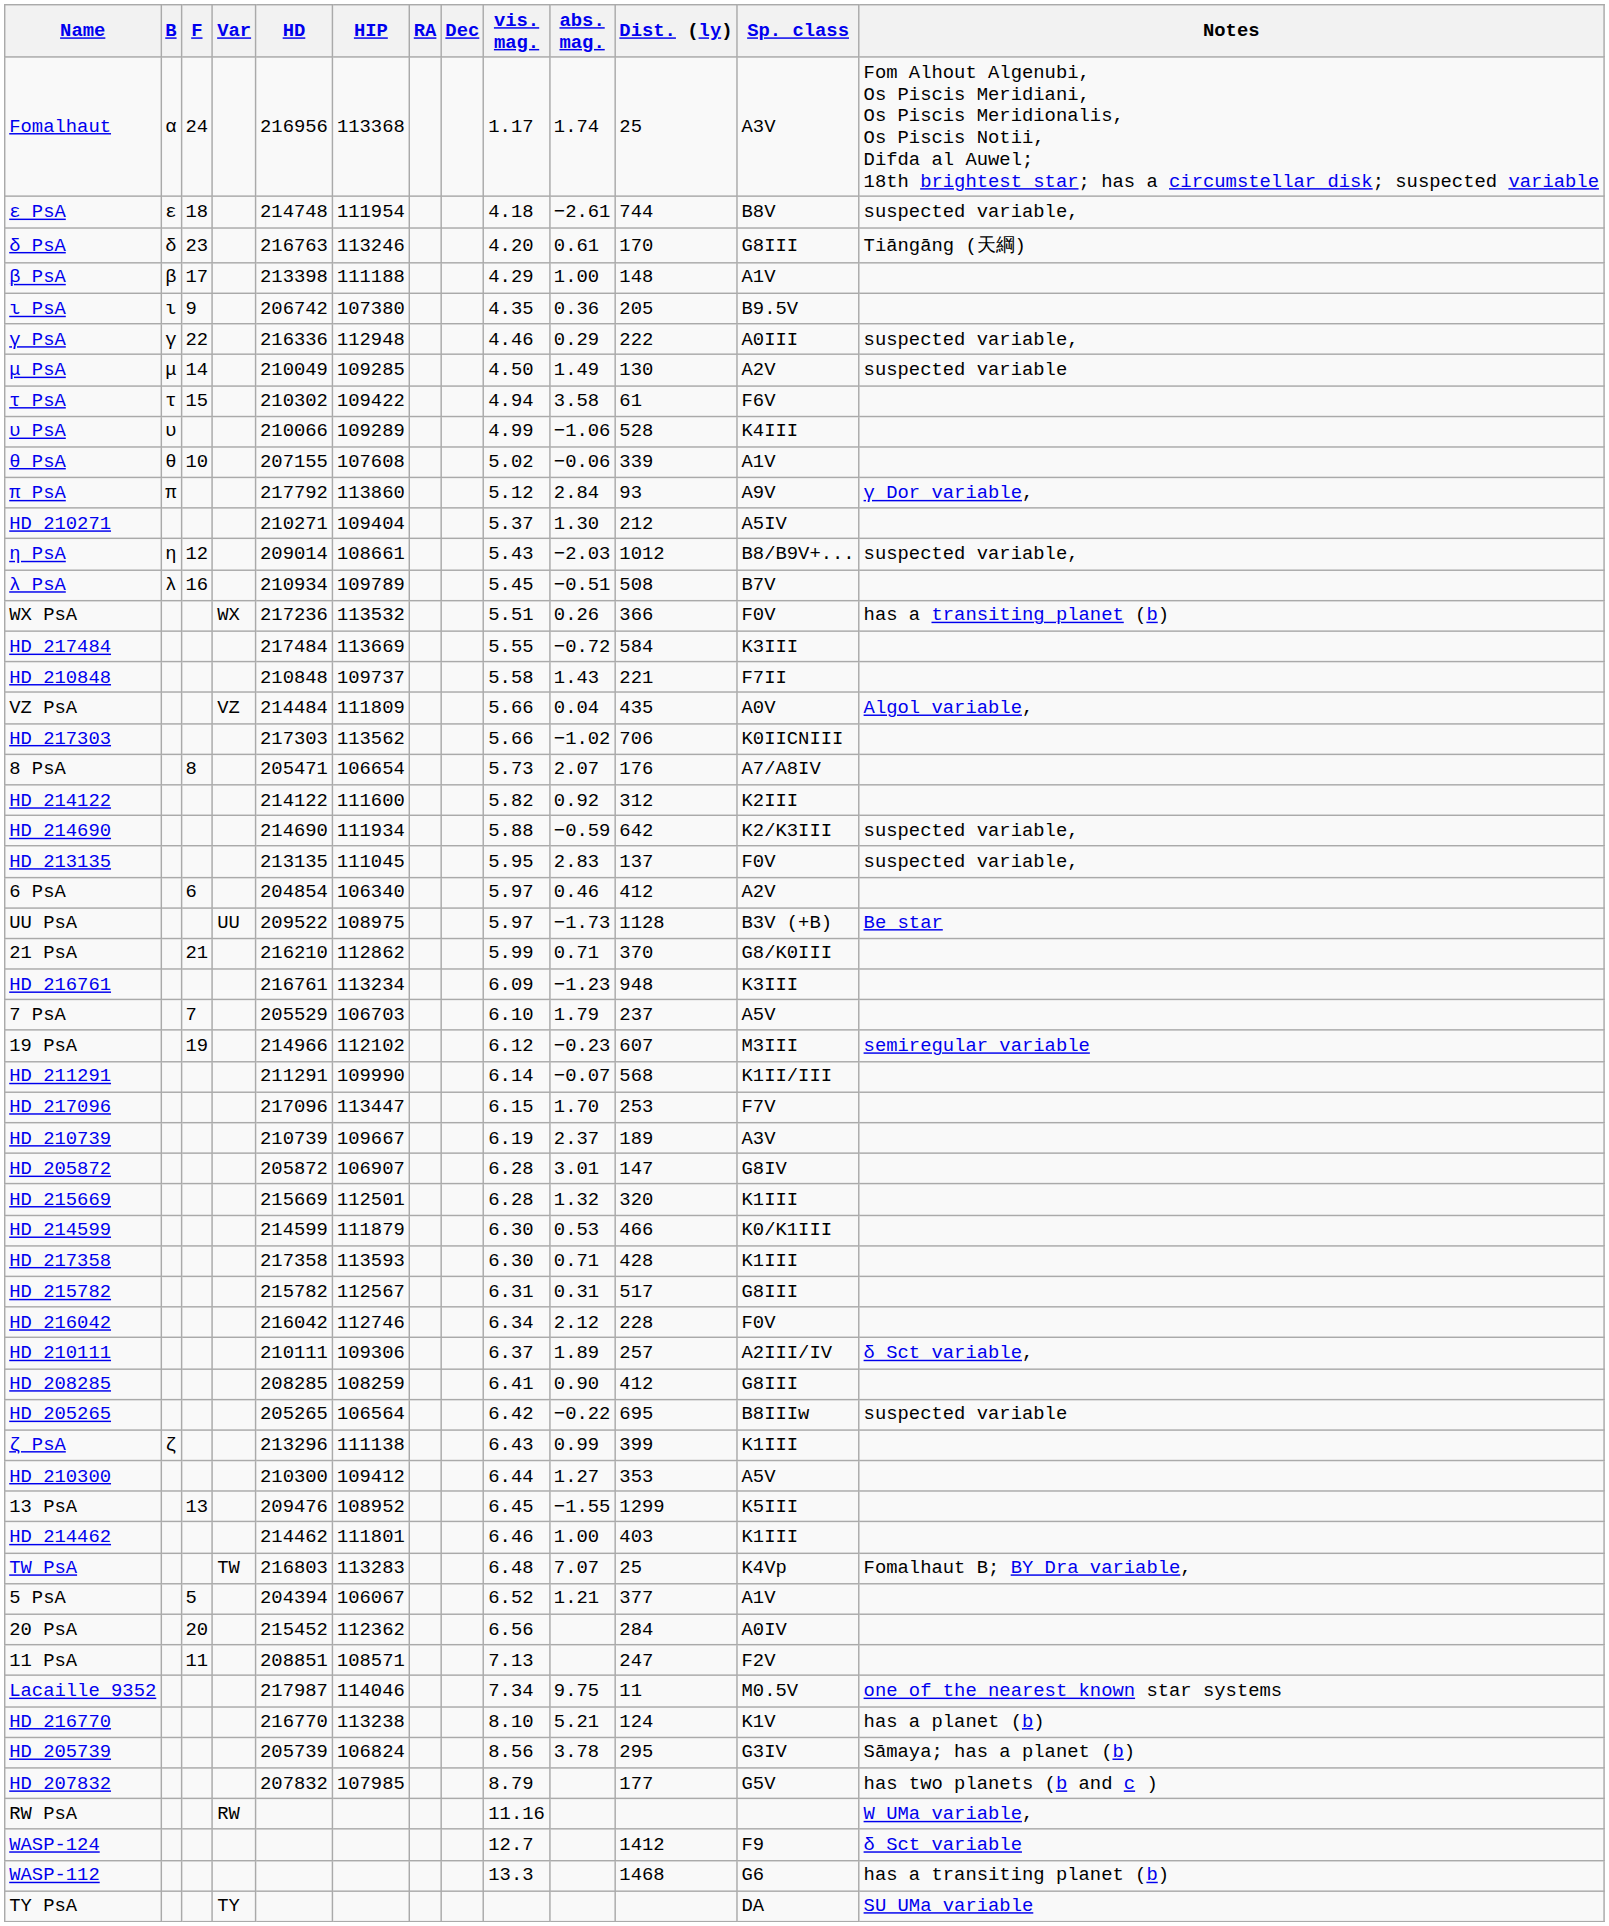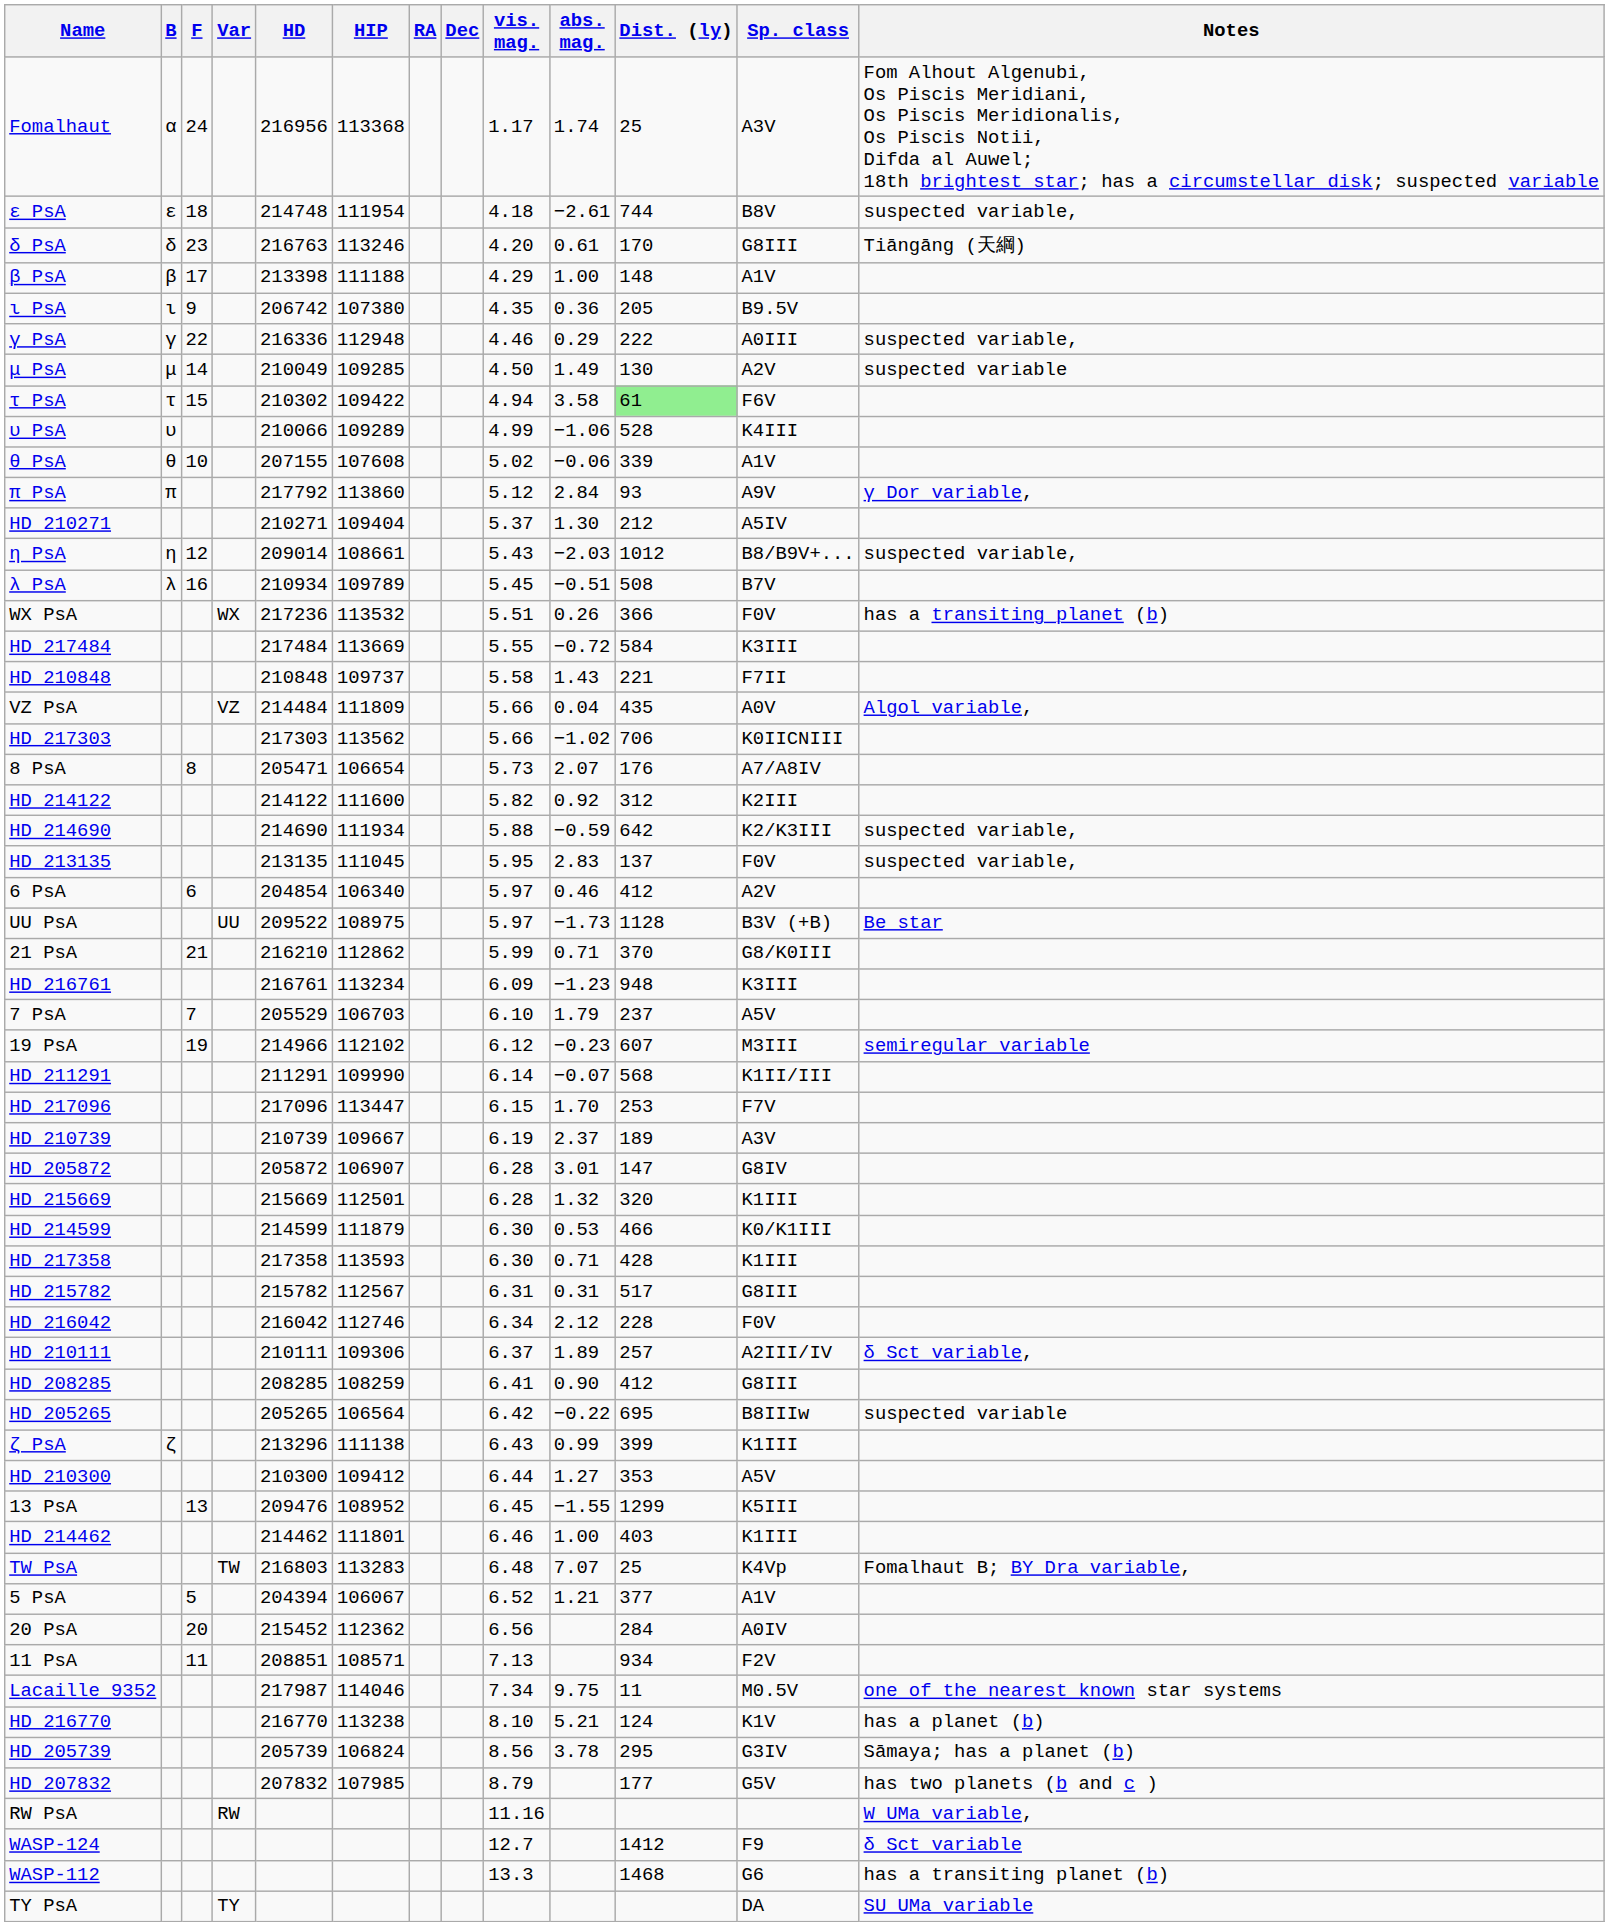(631, 401) no background -> (631, 401) lightgreen background
(636, 1660) 247 -> (636, 1660) 934
